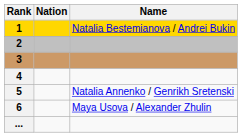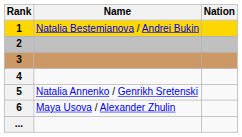columns swapped: (153, 12) <-> (52, 12)
